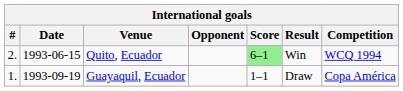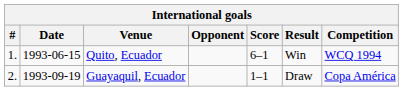(12, 55) 2. -> (12, 55) 1.
(259, 55) lightgreen background -> (259, 55) no background
(12, 76) 1. -> (12, 76) 2.
